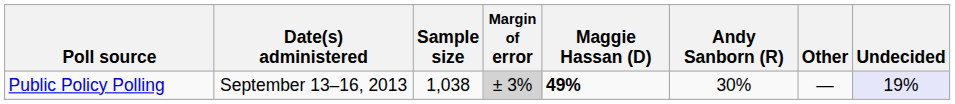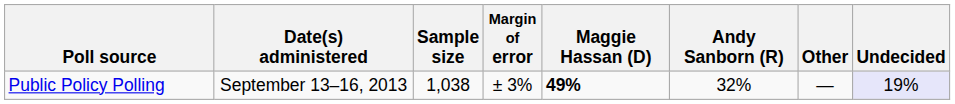(513, 85) lightgrey background -> (513, 85) no background
(734, 85) 30% -> (734, 85) 32%
